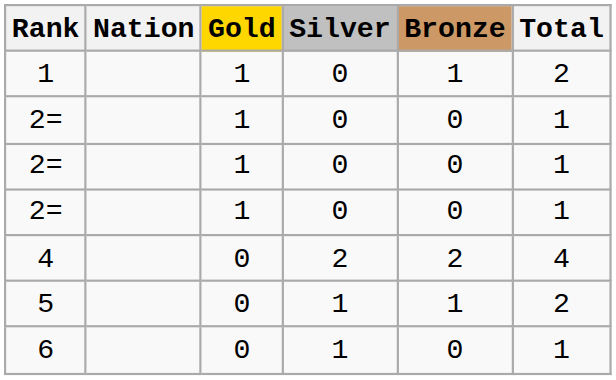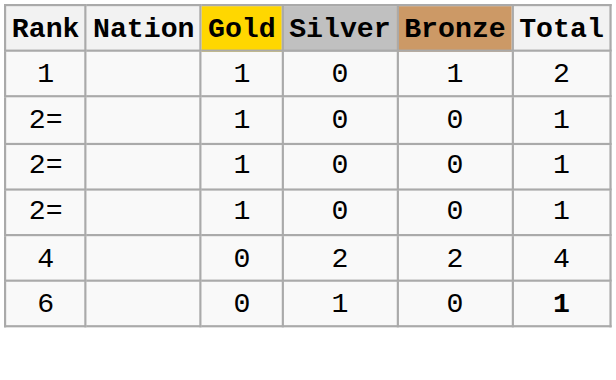- row: (46, 304)
(561, 350) normal -> (561, 304) bold
